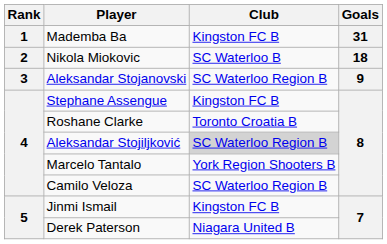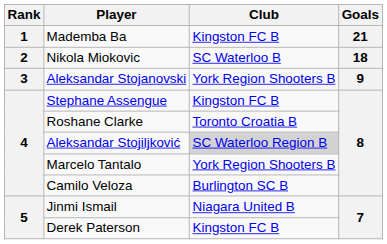(360, 36) 31 -> (360, 36) 21
(260, 79) SC Waterloo Region B -> (264, 79) York Region Shooters B
(260, 185) SC Waterloo Region B -> (240, 185) Burlington SC B
(236, 206) Kingston FC B -> (244, 206) Niagara United B
(244, 228) Niagara United B -> (236, 228) Kingston FC B
